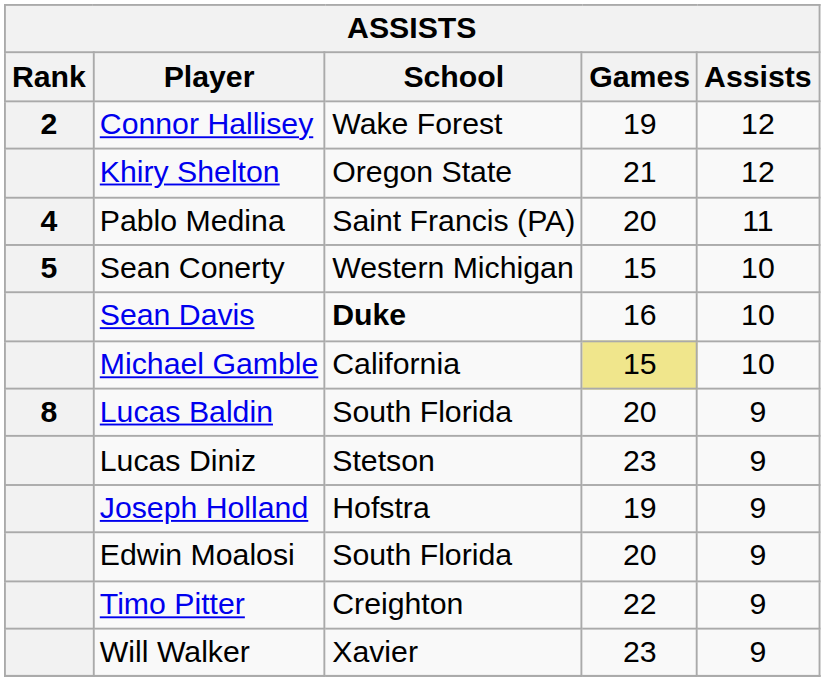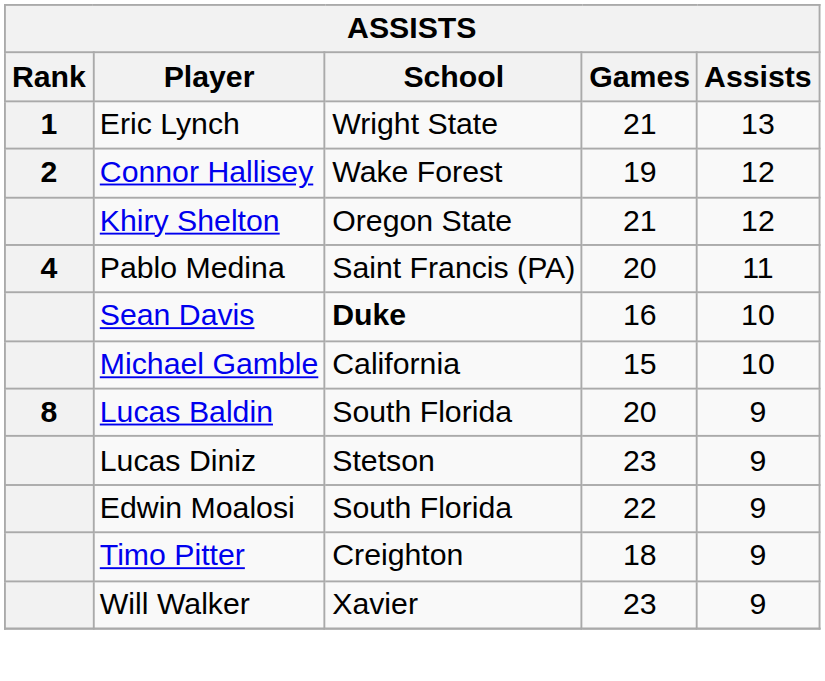+ row: (170, 124)
- row: (192, 268)
(640, 364) khaki background -> (640, 364) no background
- row: (204, 508)
(640, 556) 20 -> (640, 508) 22
(640, 603) 22 -> (640, 556) 18
